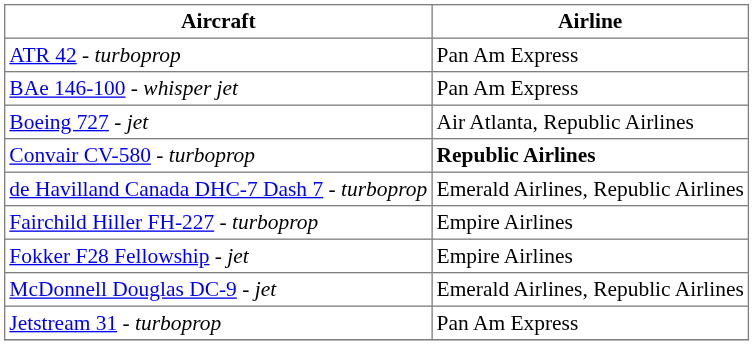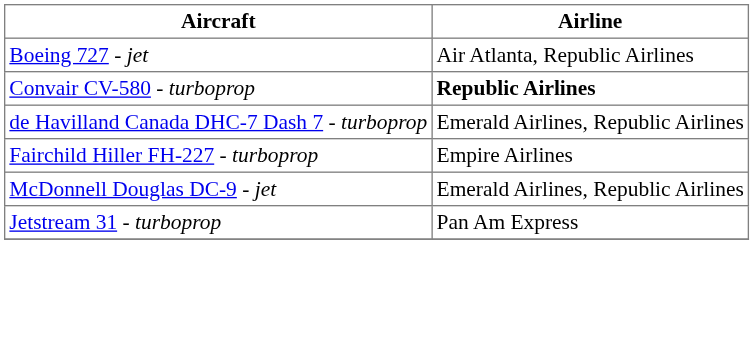- row: (95, 54)
- row: (124, 88)
- row: (129, 255)
